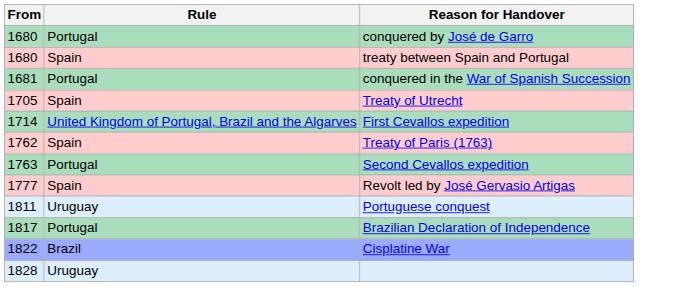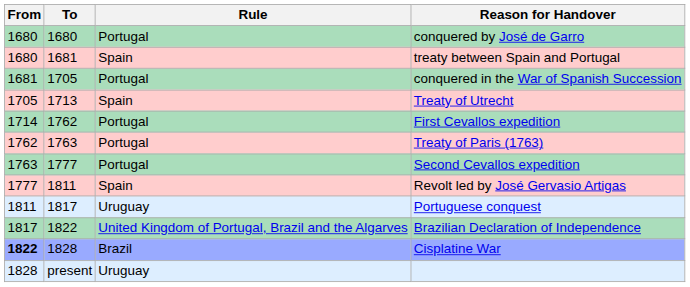+ column: (70, 15)
(202, 121) United Kingdom of Portugal, Brazil and the Algarves -> (123, 121) Portugal
(64, 143) Spain -> (123, 143) Portugal
(72, 228) Portugal -> (253, 228) United Kingdom of Portugal, Brazil and the Algarves
(22, 249) normal -> (22, 249) bold
